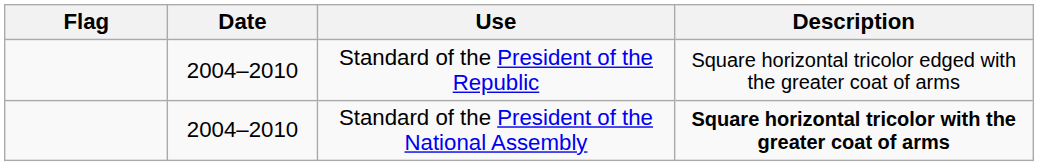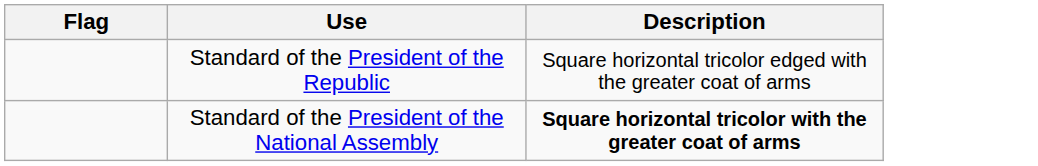- column: (242, 22)
